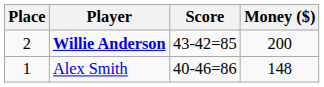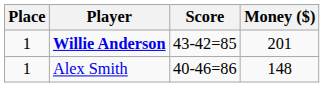(27, 43) 2 -> (27, 43) 1
(280, 43) 200 -> (280, 43) 201
